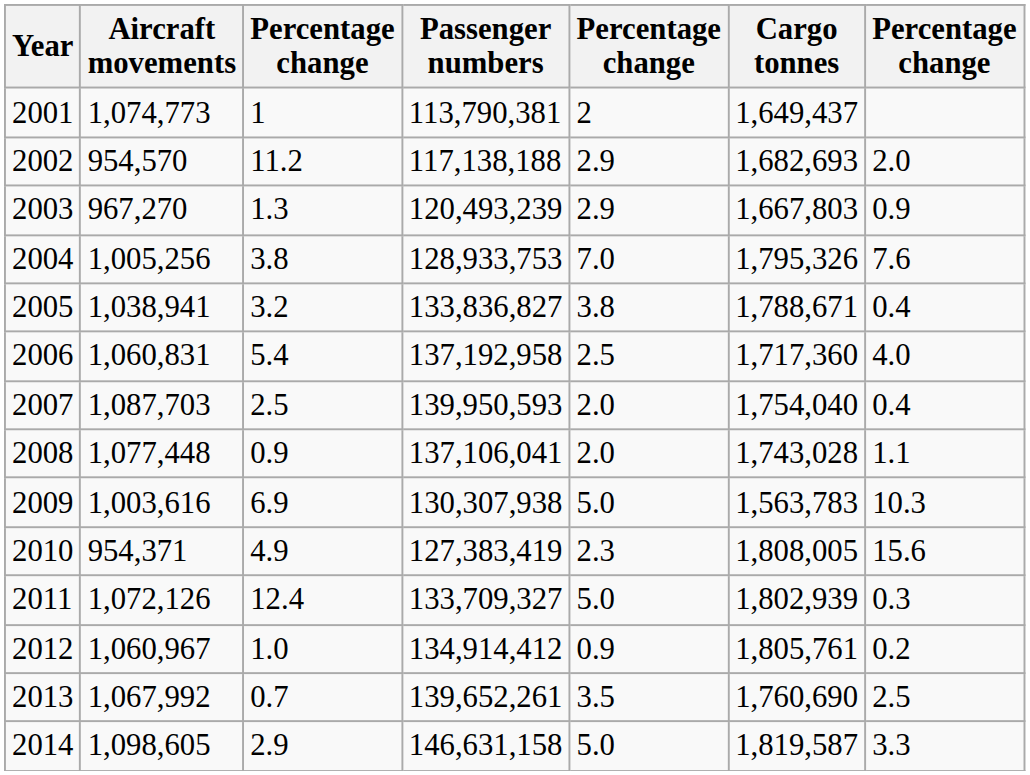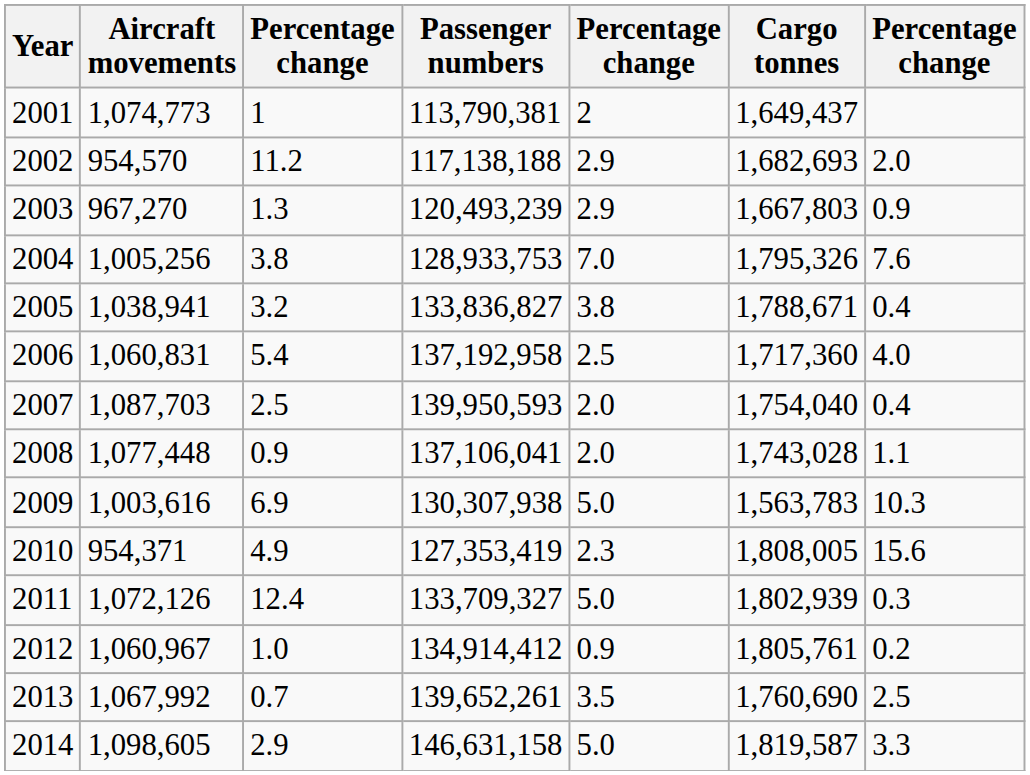(486, 550) 127,383,419 -> (486, 550) 127,353,419
